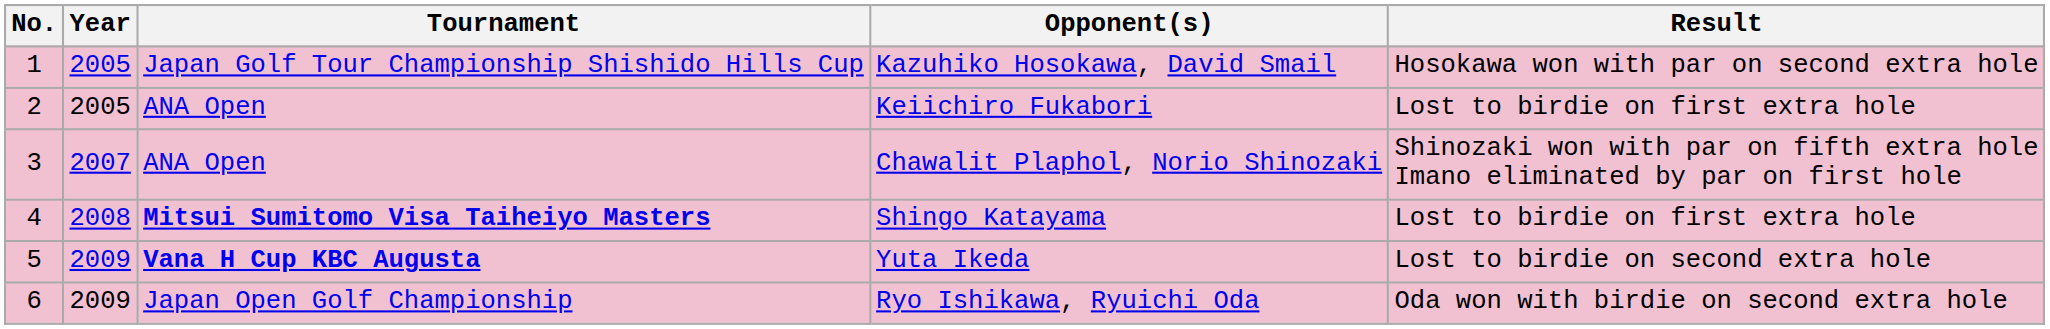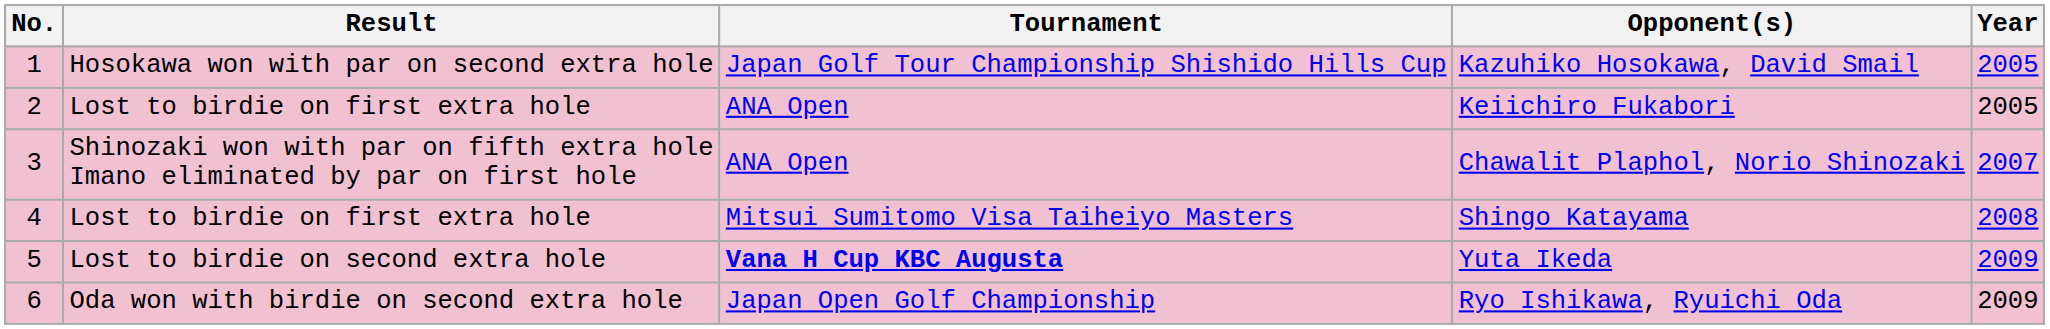columns swapped: (100, 26) <-> (1716, 26)
(427, 220) bold -> (1009, 220) normal
